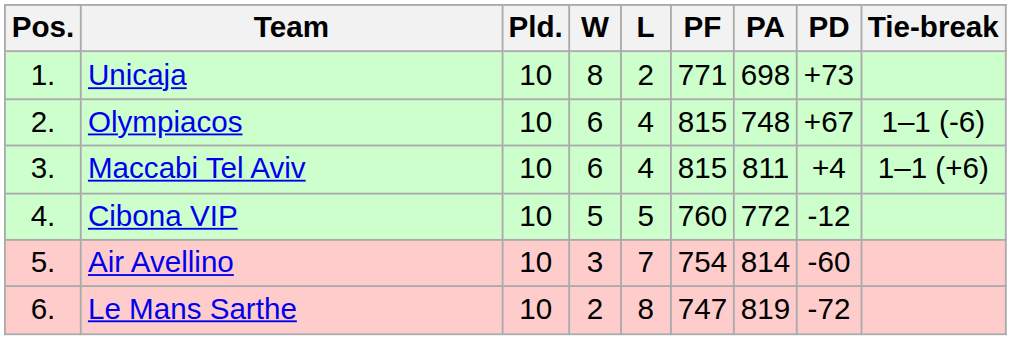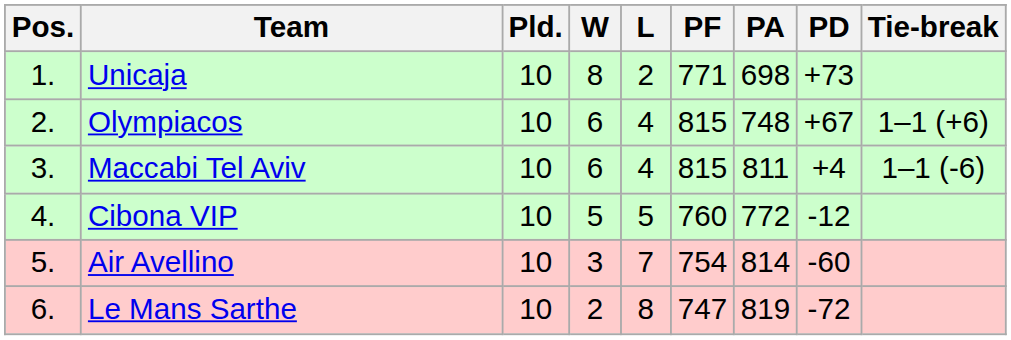(933, 121) 1–1 (-6) -> (933, 121) 1–1 (+6)
(933, 168) 1–1 (+6) -> (933, 168) 1–1 (-6)
